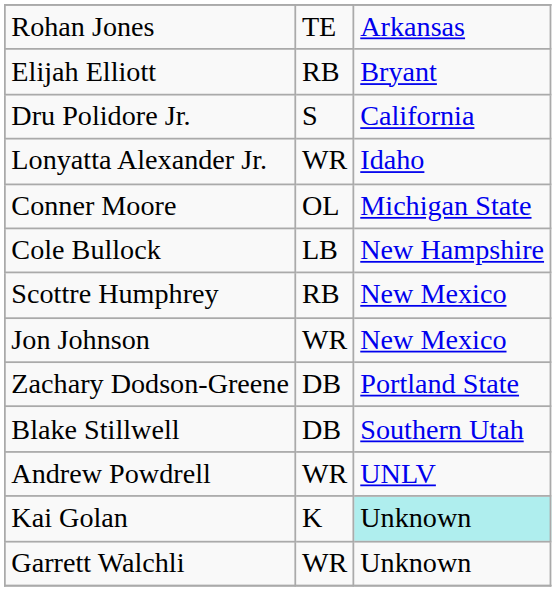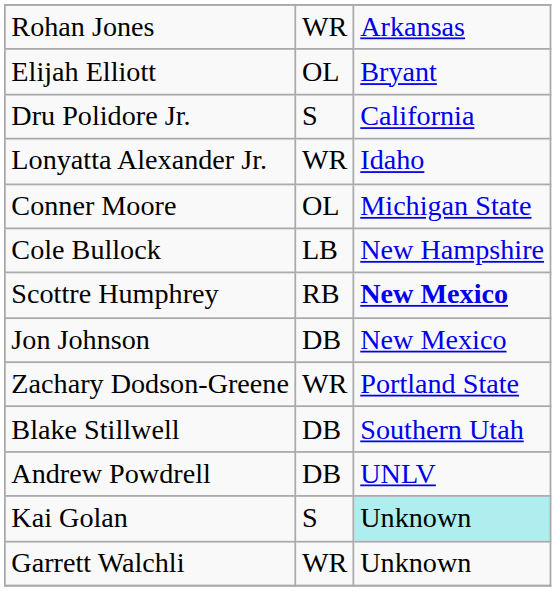(319, 26) TE -> (325, 26) WR
(321, 71) RB -> (321, 71) OL
(433, 294) normal -> (434, 294) bold
(325, 339) WR -> (321, 339) DB
(321, 384) DB -> (325, 384) WR
(325, 473) WR -> (321, 473) DB
(312, 518) K -> (310, 518) S
